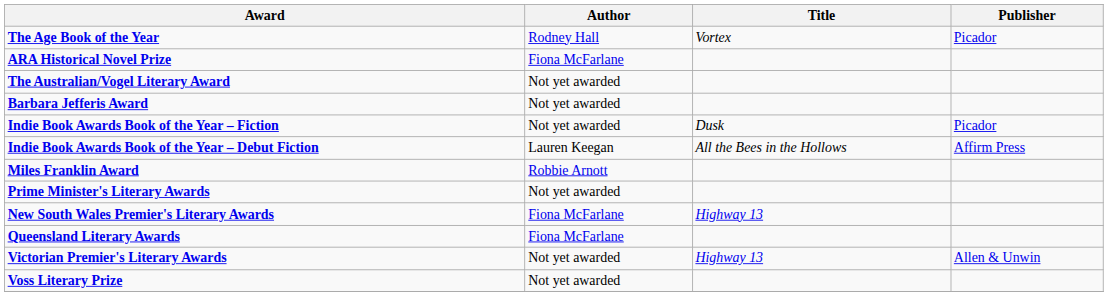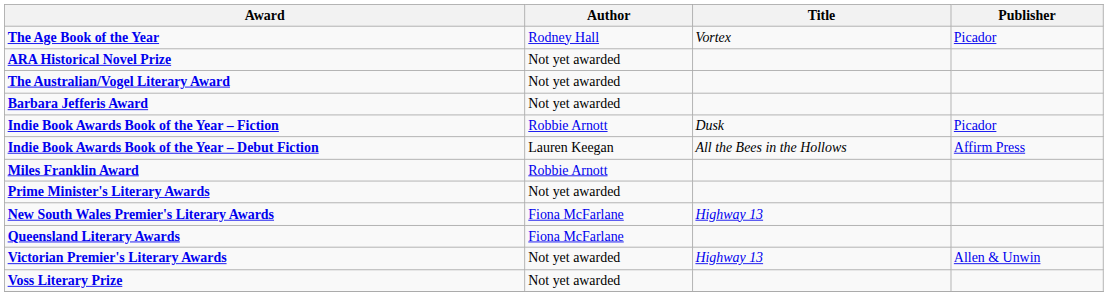(576, 59) Fiona McFarlane -> (574, 59) Not yet awarded
(574, 125) Not yet awarded -> (568, 125) Robbie Arnott
